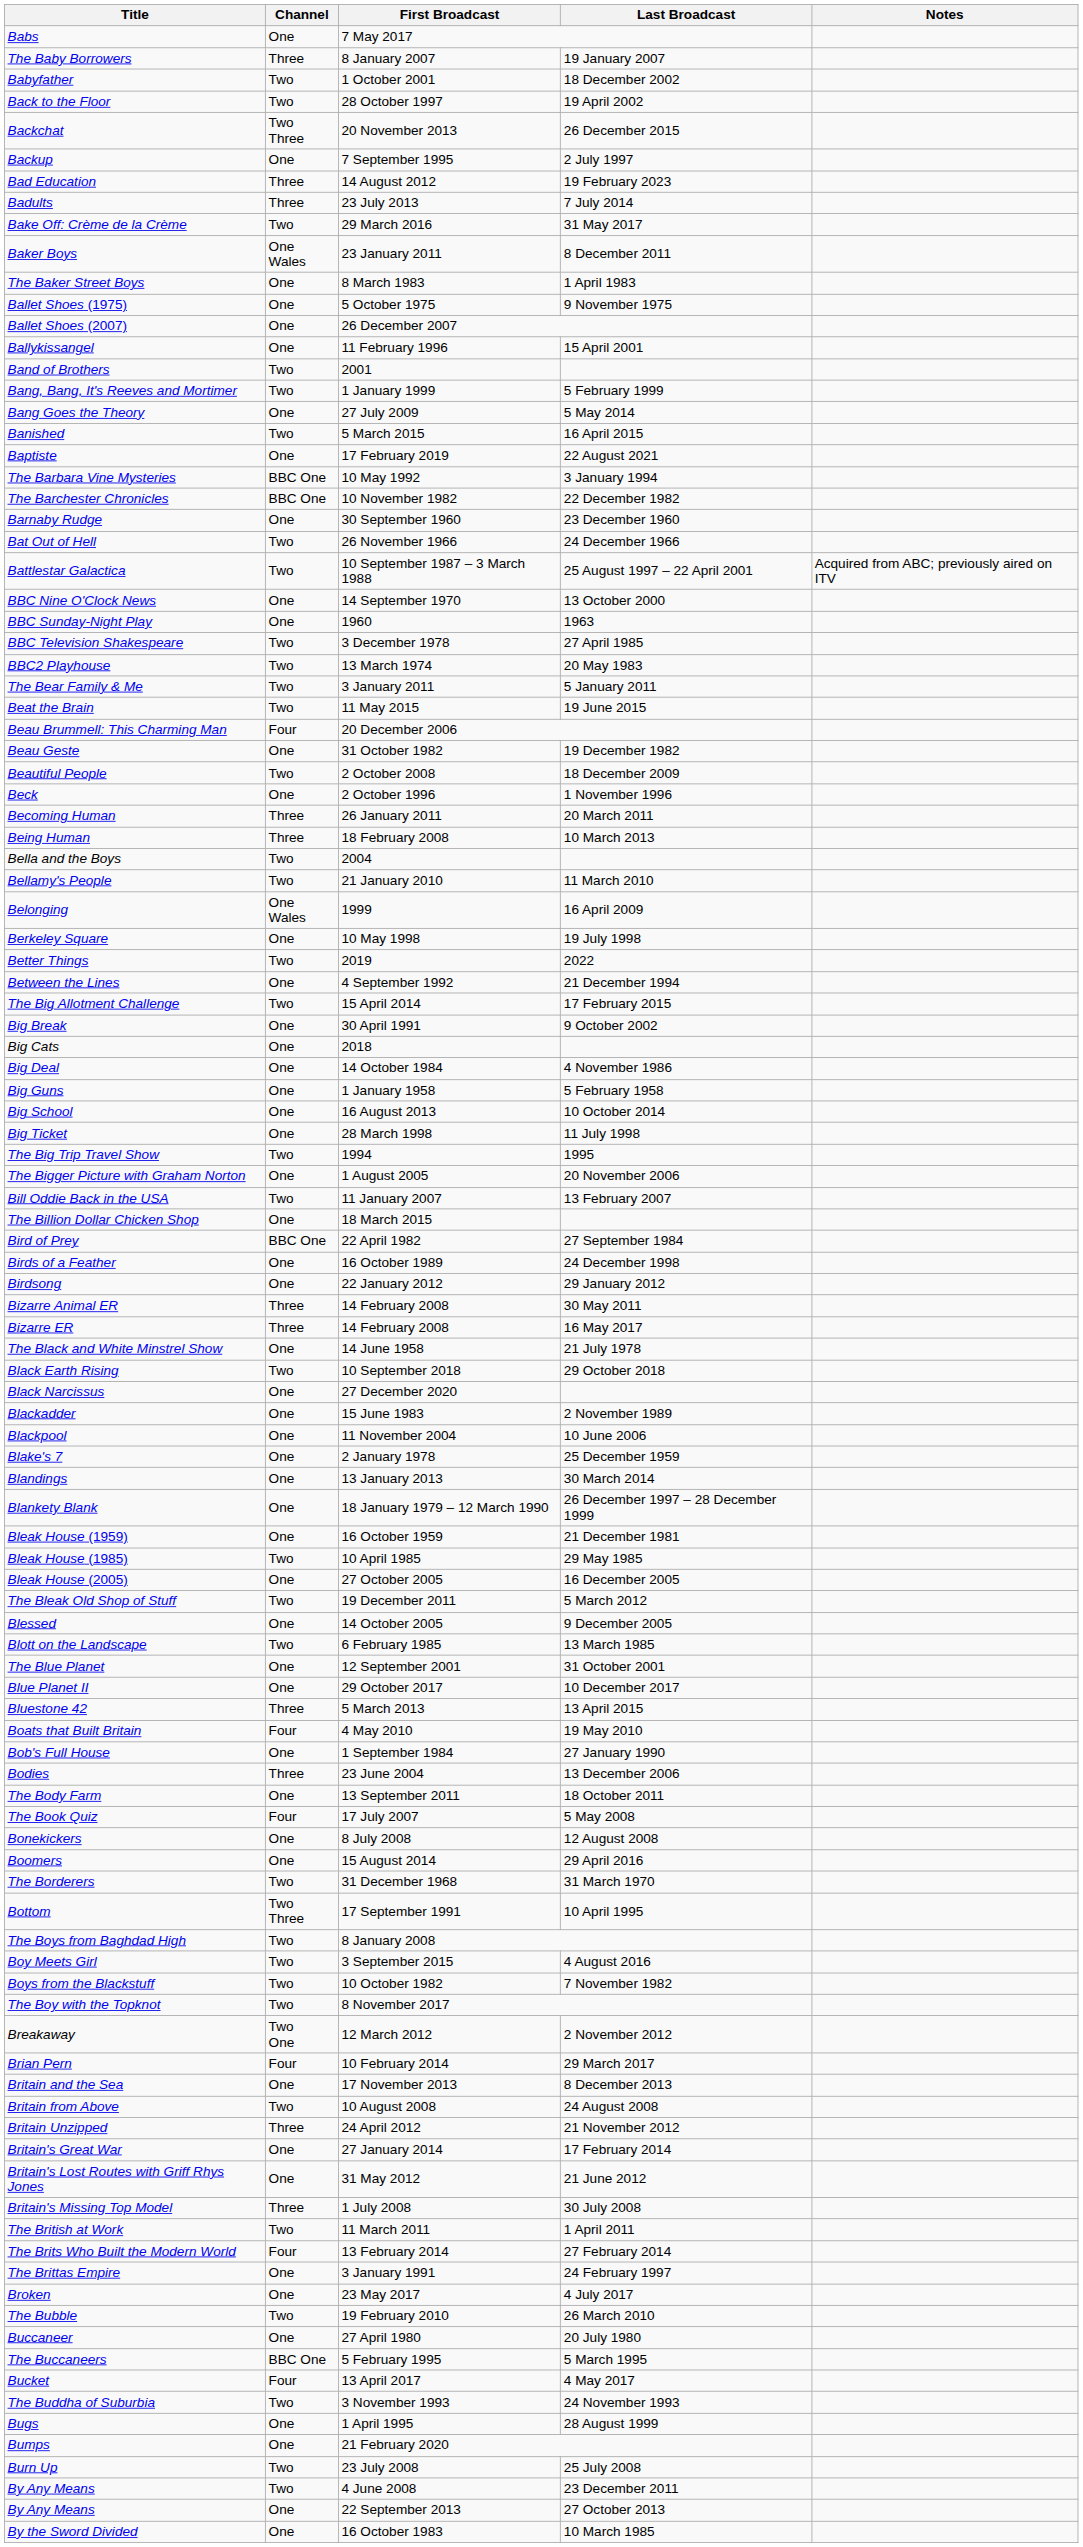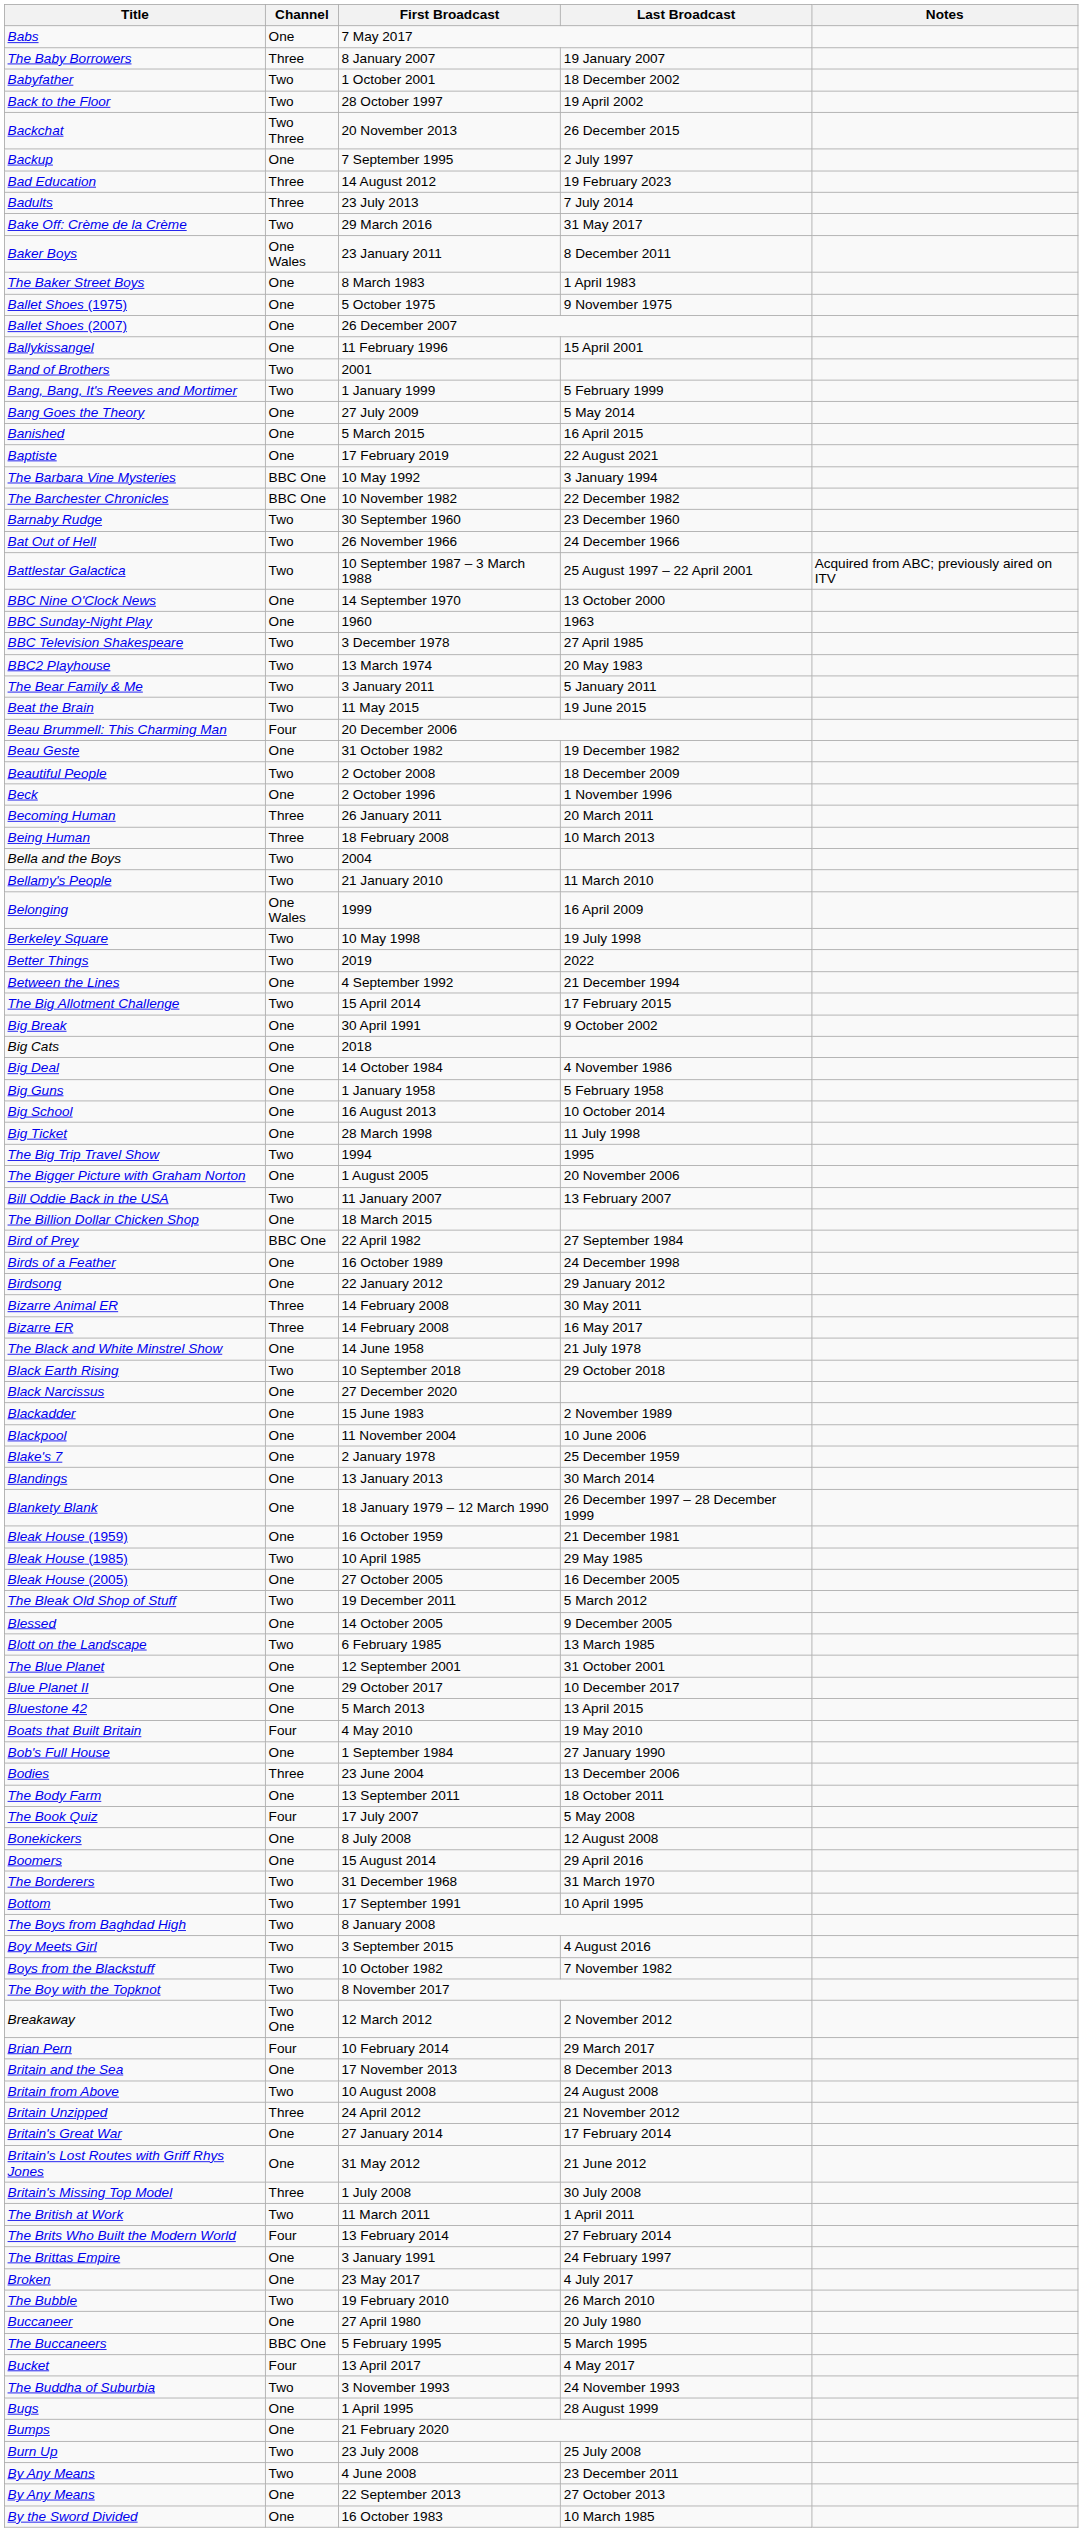(281, 434) Two -> (281, 434) One
(281, 520) One -> (281, 520) Two
(281, 939) One -> (281, 939) Two
(286, 1709) Three -> (281, 1709) One
(286, 1911) Two Three -> (281, 1903) Two
